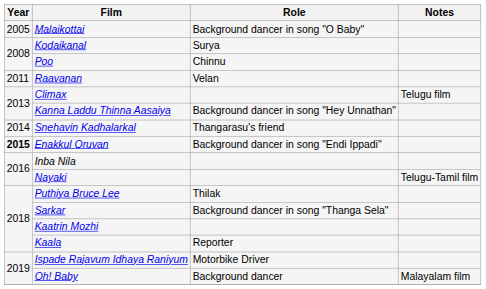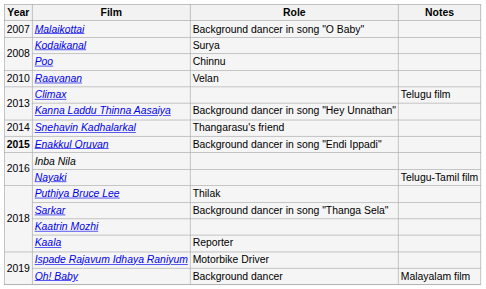(18, 29) 2005 -> (18, 29) 2007
(18, 78) 2011 -> (18, 78) 2010
